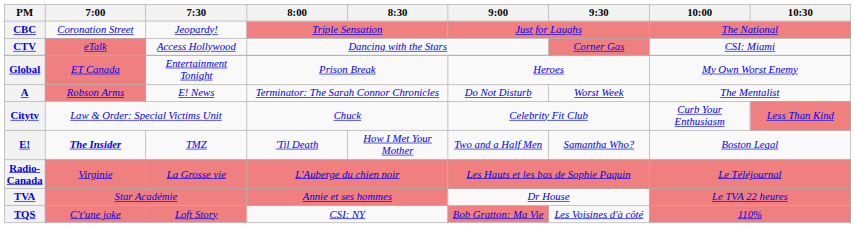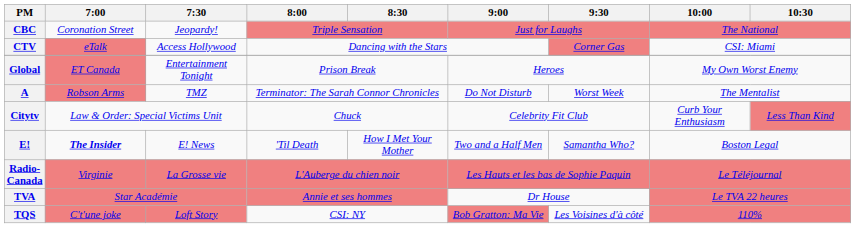(196, 93) E! News -> (196, 93) TMZ
(196, 145) TMZ -> (196, 145) E! News
